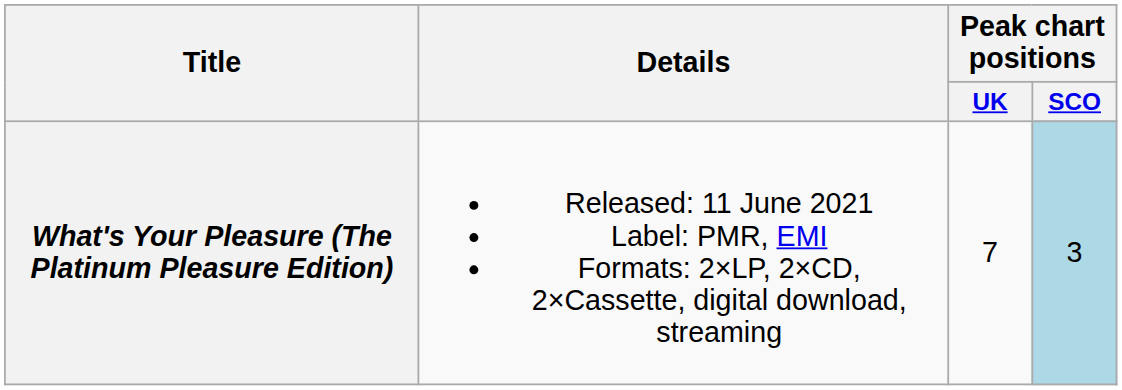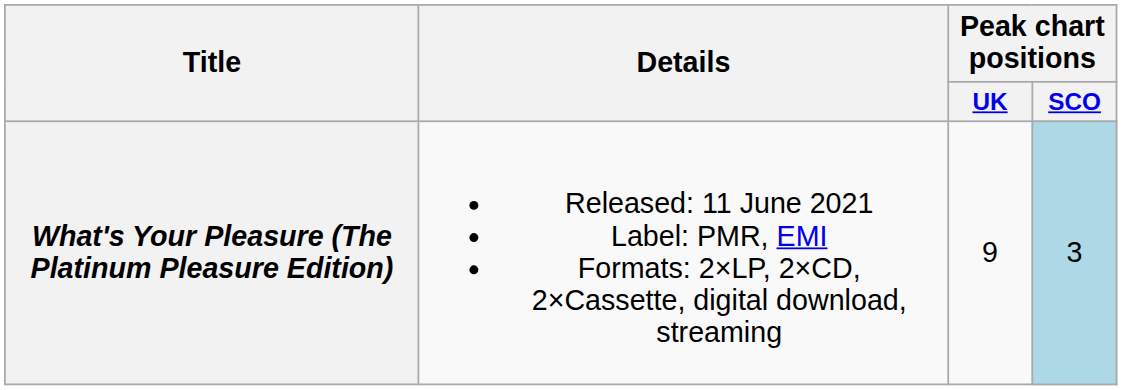(990, 252) 7 -> (990, 252) 9
